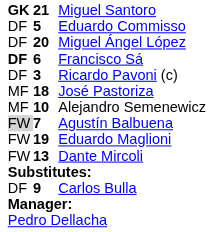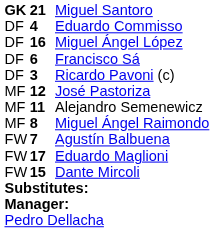(37, 26) 5 -> (34, 26) 4
(41, 42) 20 -> (38, 42) 16
(17, 59) bold -> (14, 59) normal
(41, 91) 18 -> (38, 91) 12
(41, 107) 10 -> (37, 107) 11
+ row: (132, 123)
(19, 123) lightgrey background -> (16, 139) no background
(41, 139) 19 -> (38, 156) 17
(41, 156) 13 -> (38, 172) 15
- row: (97, 188)
